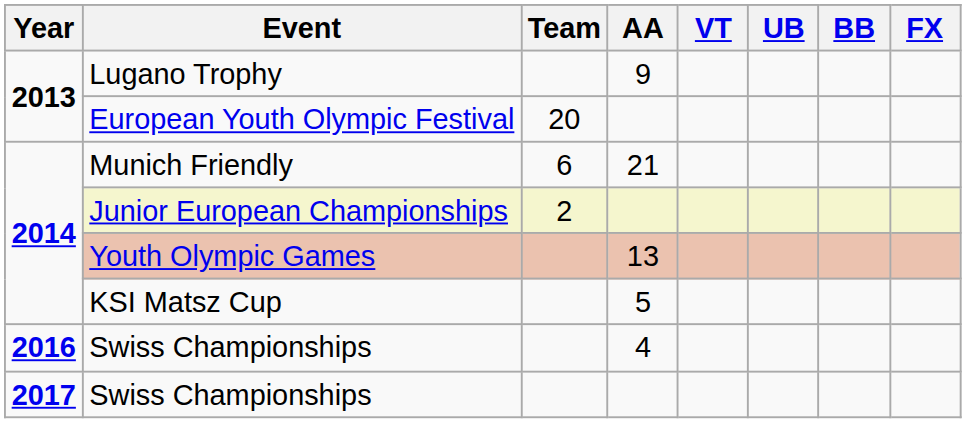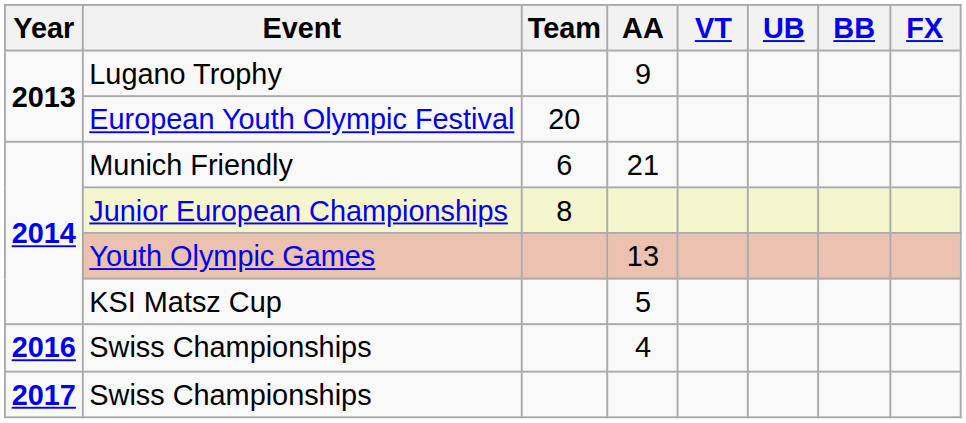(564, 211) 2 -> (564, 211) 8
